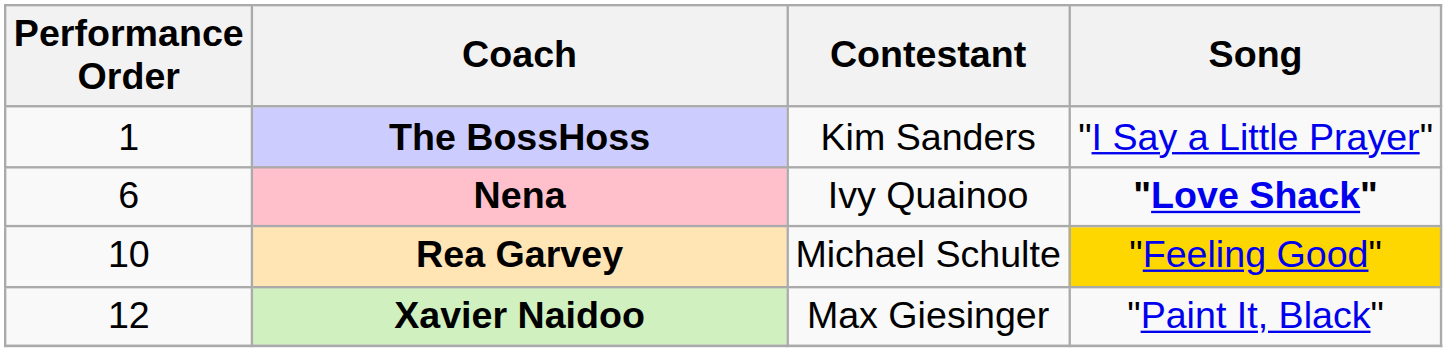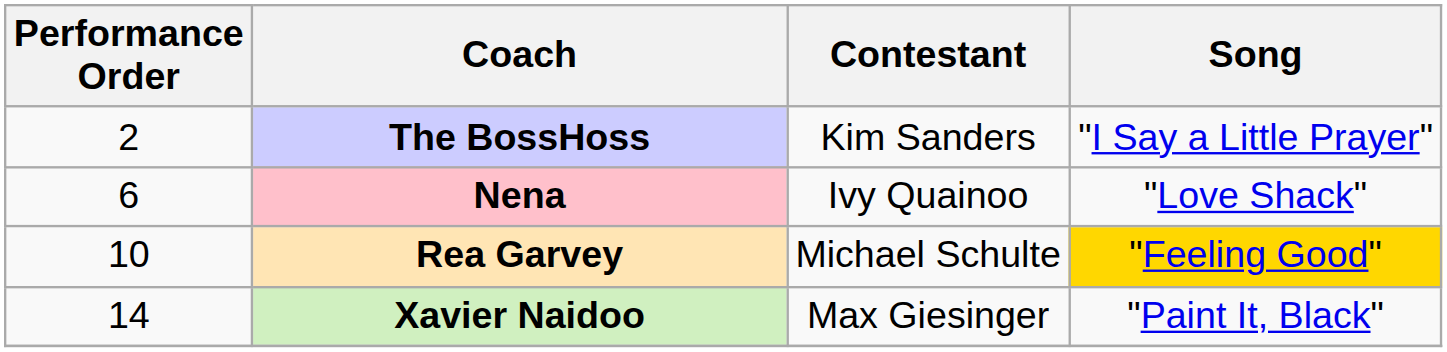(129, 136) 1 -> (129, 136) 2
(1256, 195) bold -> (1256, 195) normal
(129, 315) 12 -> (129, 315) 14
